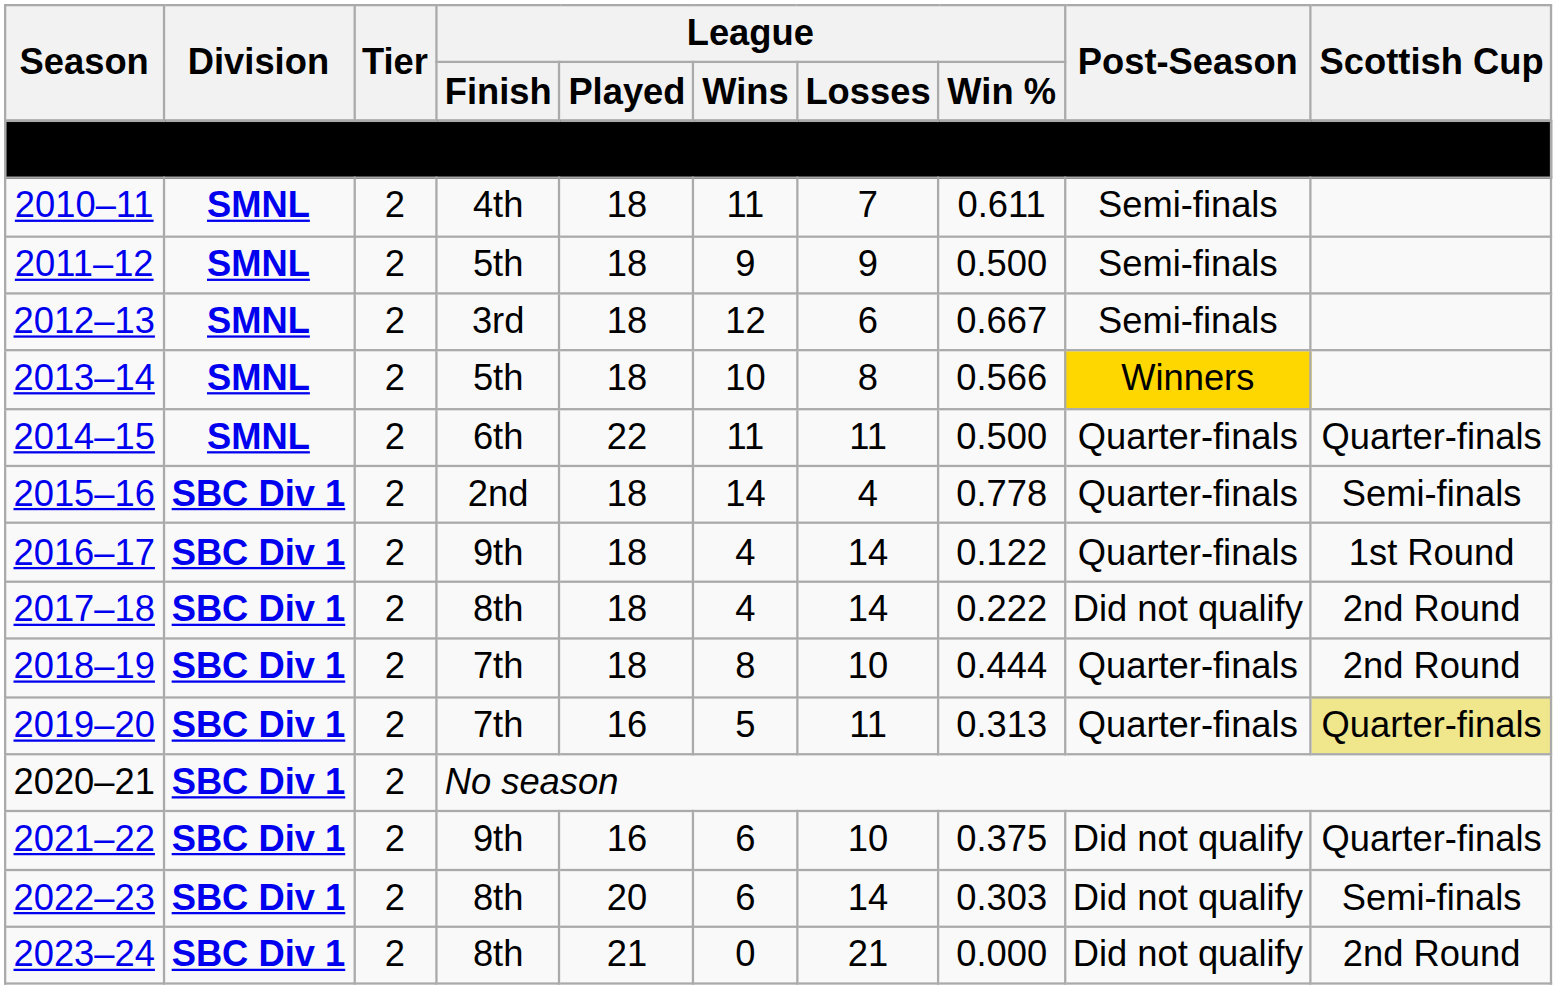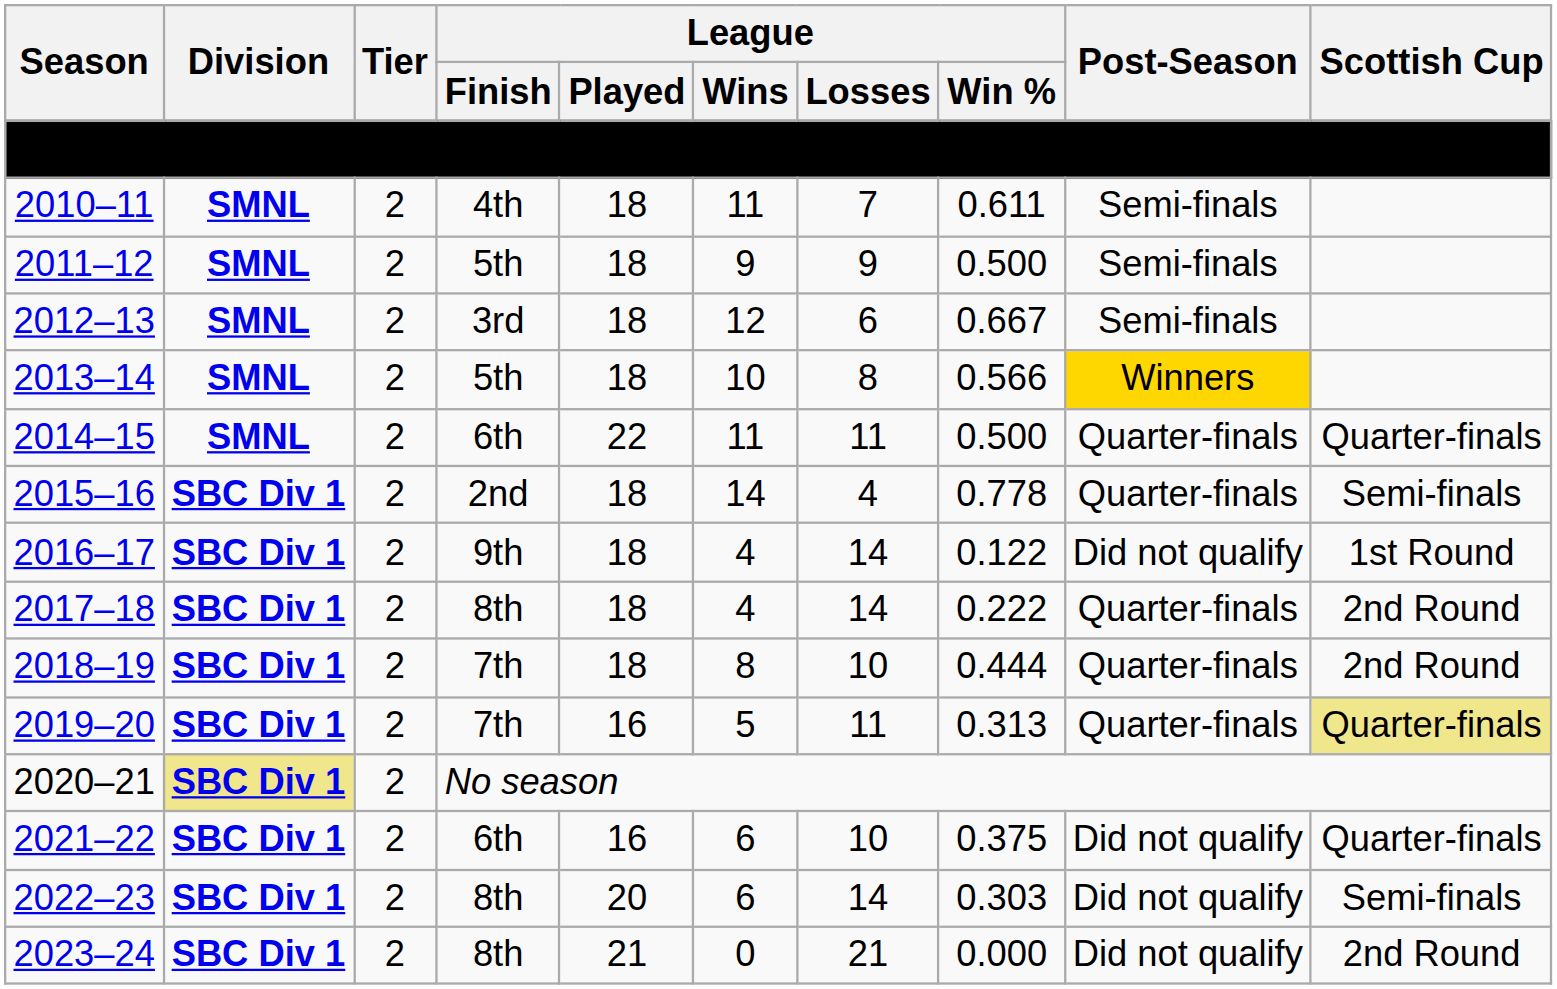(1188, 551) Quarter-finals -> (1188, 551) Did not qualify
(1188, 609) Did not qualify -> (1188, 609) Quarter-finals
(258, 782) no background -> (258, 782) khaki background
(498, 839) 9th -> (498, 839) 6th
